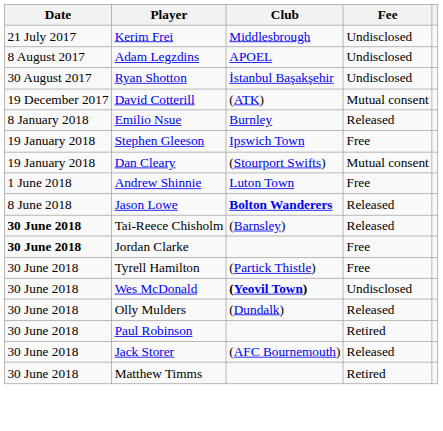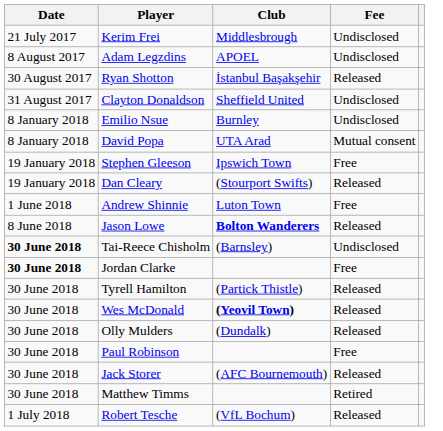(379, 78) Undisclosed -> (357, 78) Released
+ row: (153, 99)
- row: (155, 99)
(370, 120) Released -> (366, 120) Undisclosed
+ row: (133, 141)
(388, 162) Mutual consent -> (357, 183) Released
(370, 225) Released -> (366, 246) Undisclosed
(358, 267) Free -> (357, 288) Released
(379, 288) Undisclosed -> (357, 309) Released
(366, 330) Retired -> (345, 352) Free
+ row: (139, 415)
